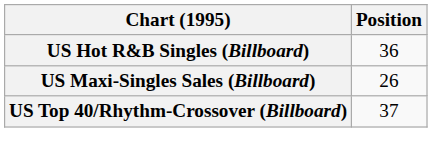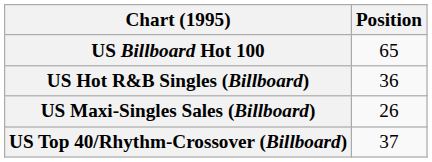+ row: (178, 50)
